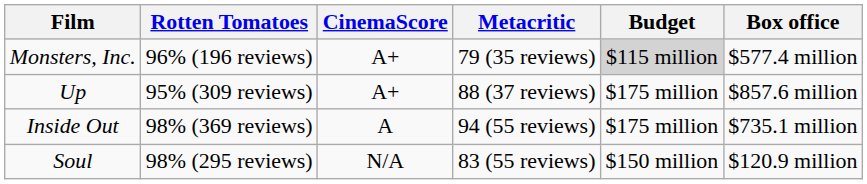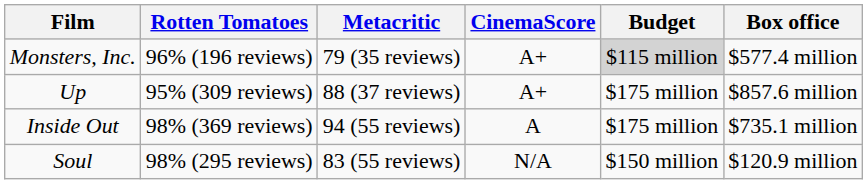columns swapped: (527, 21) <-> (385, 21)
